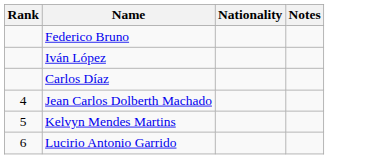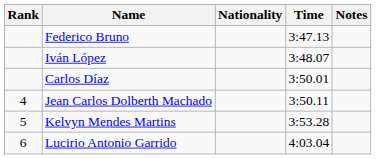+ column: (309, 15)
